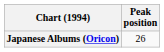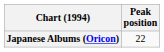(140, 39) 26 -> (140, 39) 22
